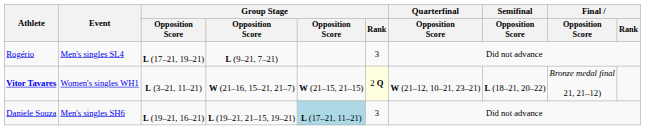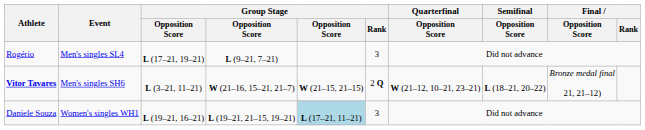(100, 83) Women's singles WH1 -> (93, 83) Men's singles SH6
(377, 83) lightyellow background -> (377, 83) no background
(93, 113) Men's singles SH6 -> (100, 113) Women's singles WH1
